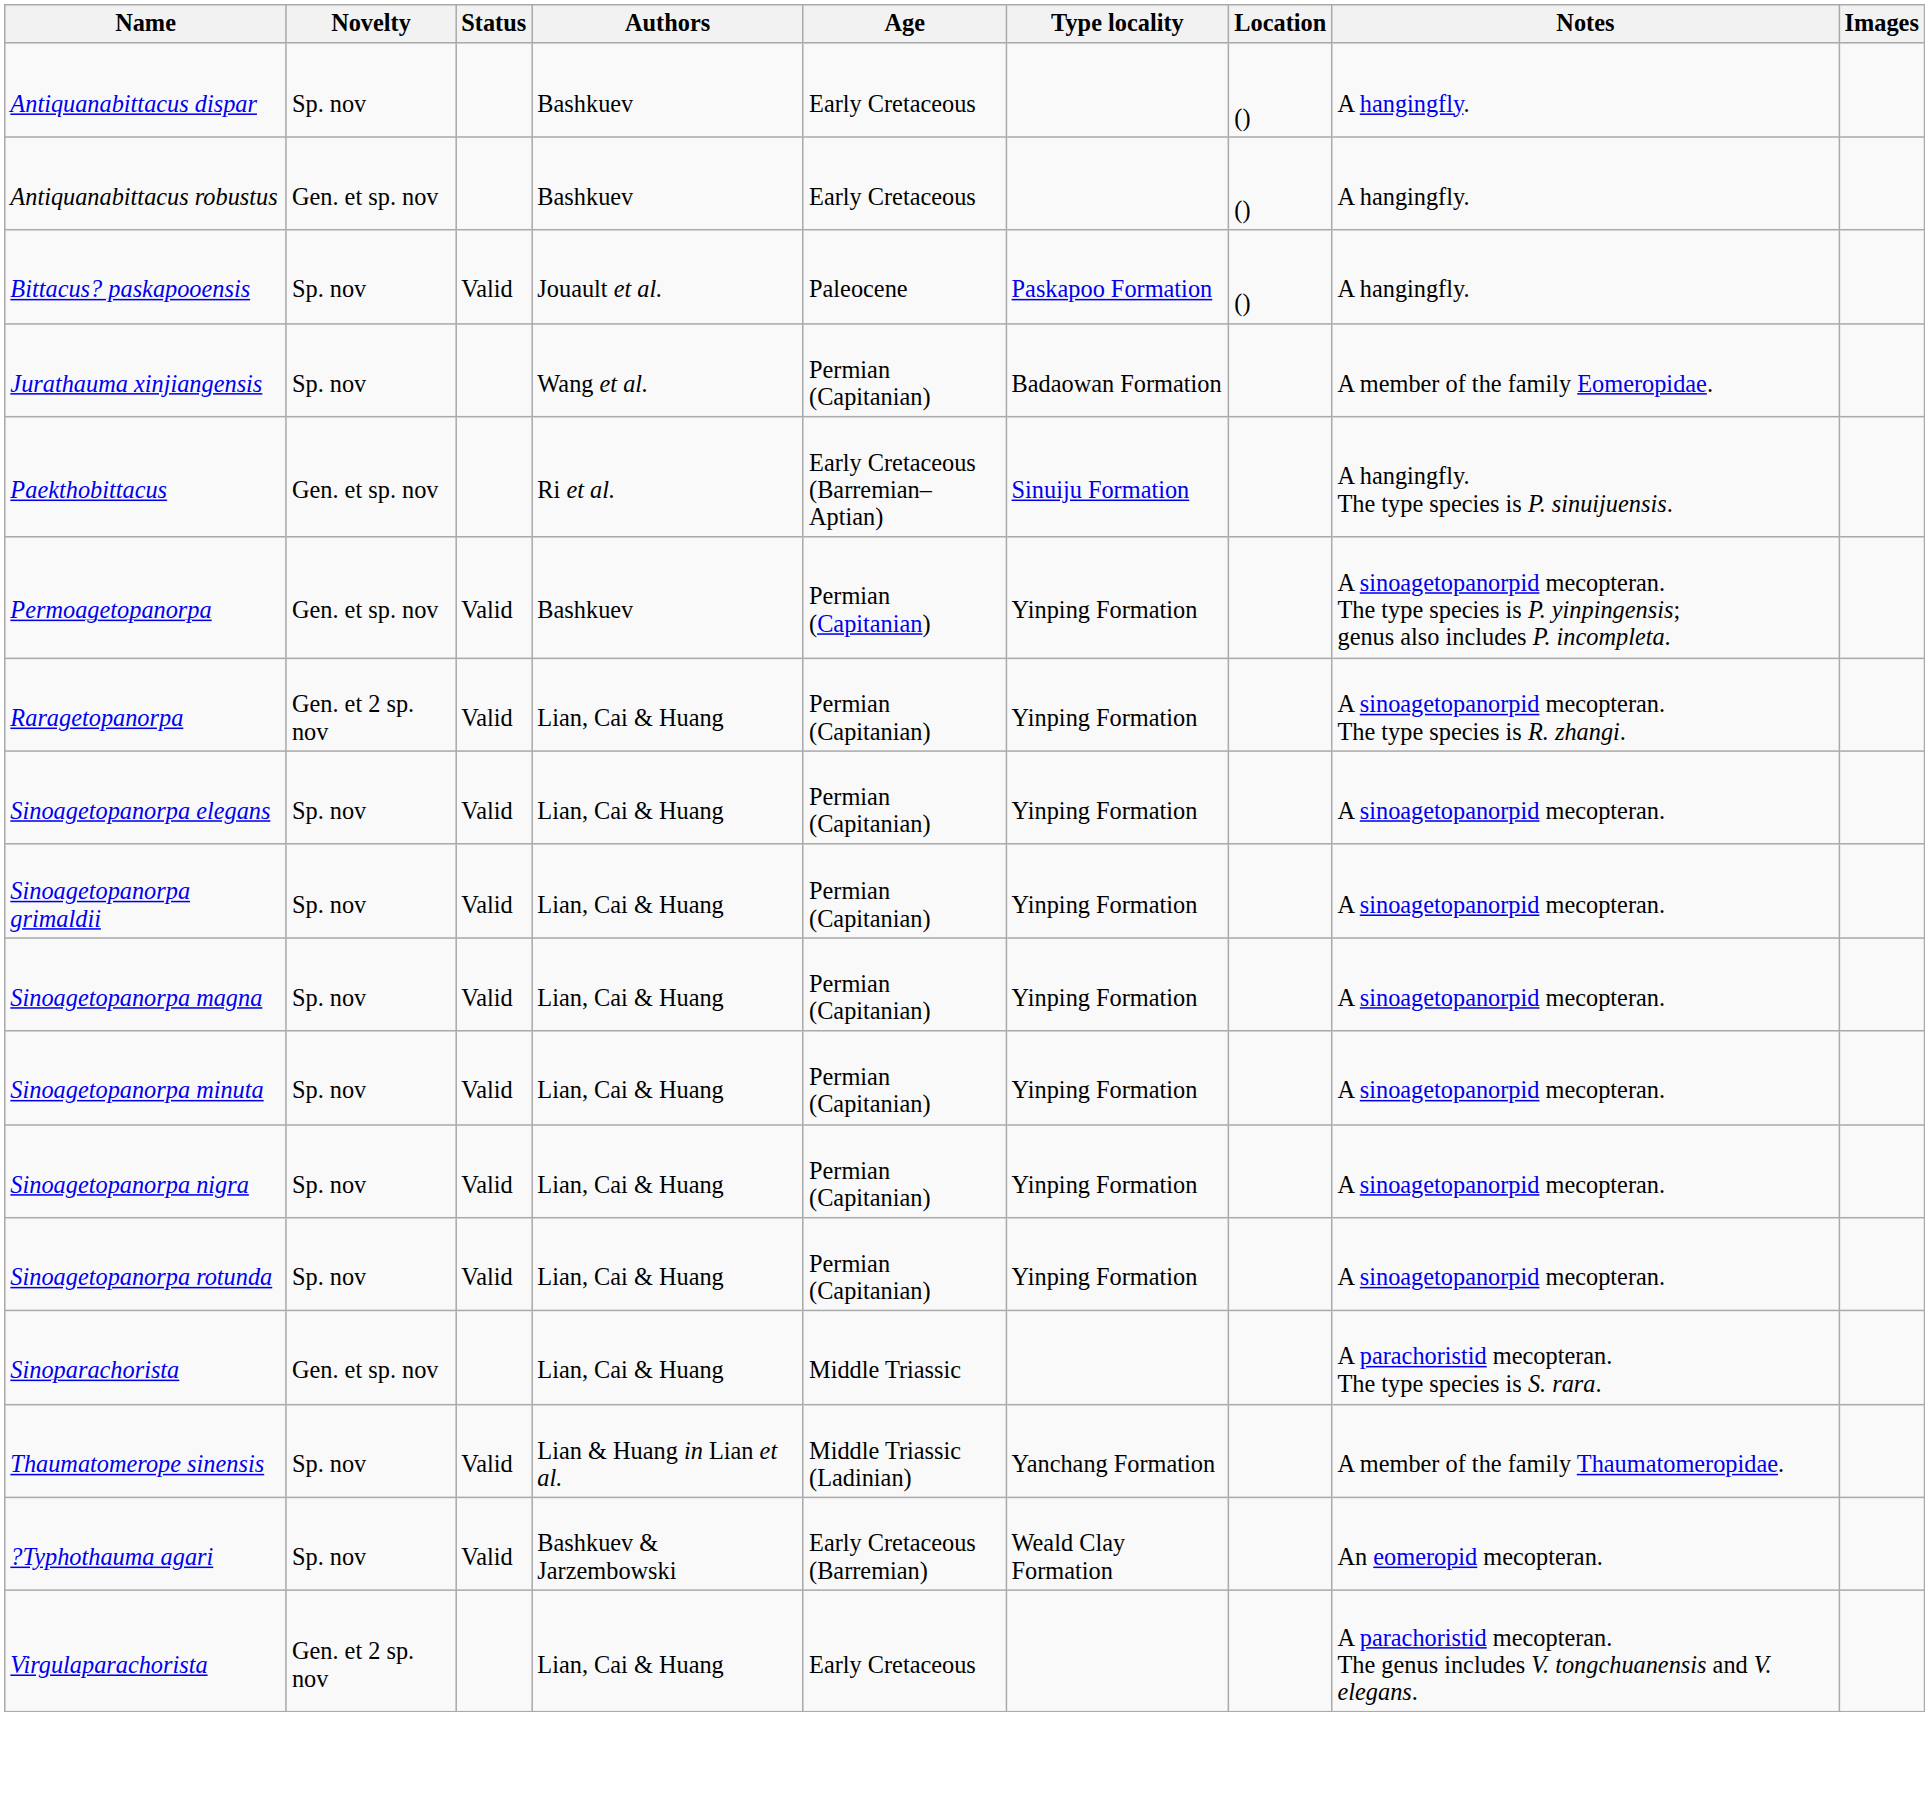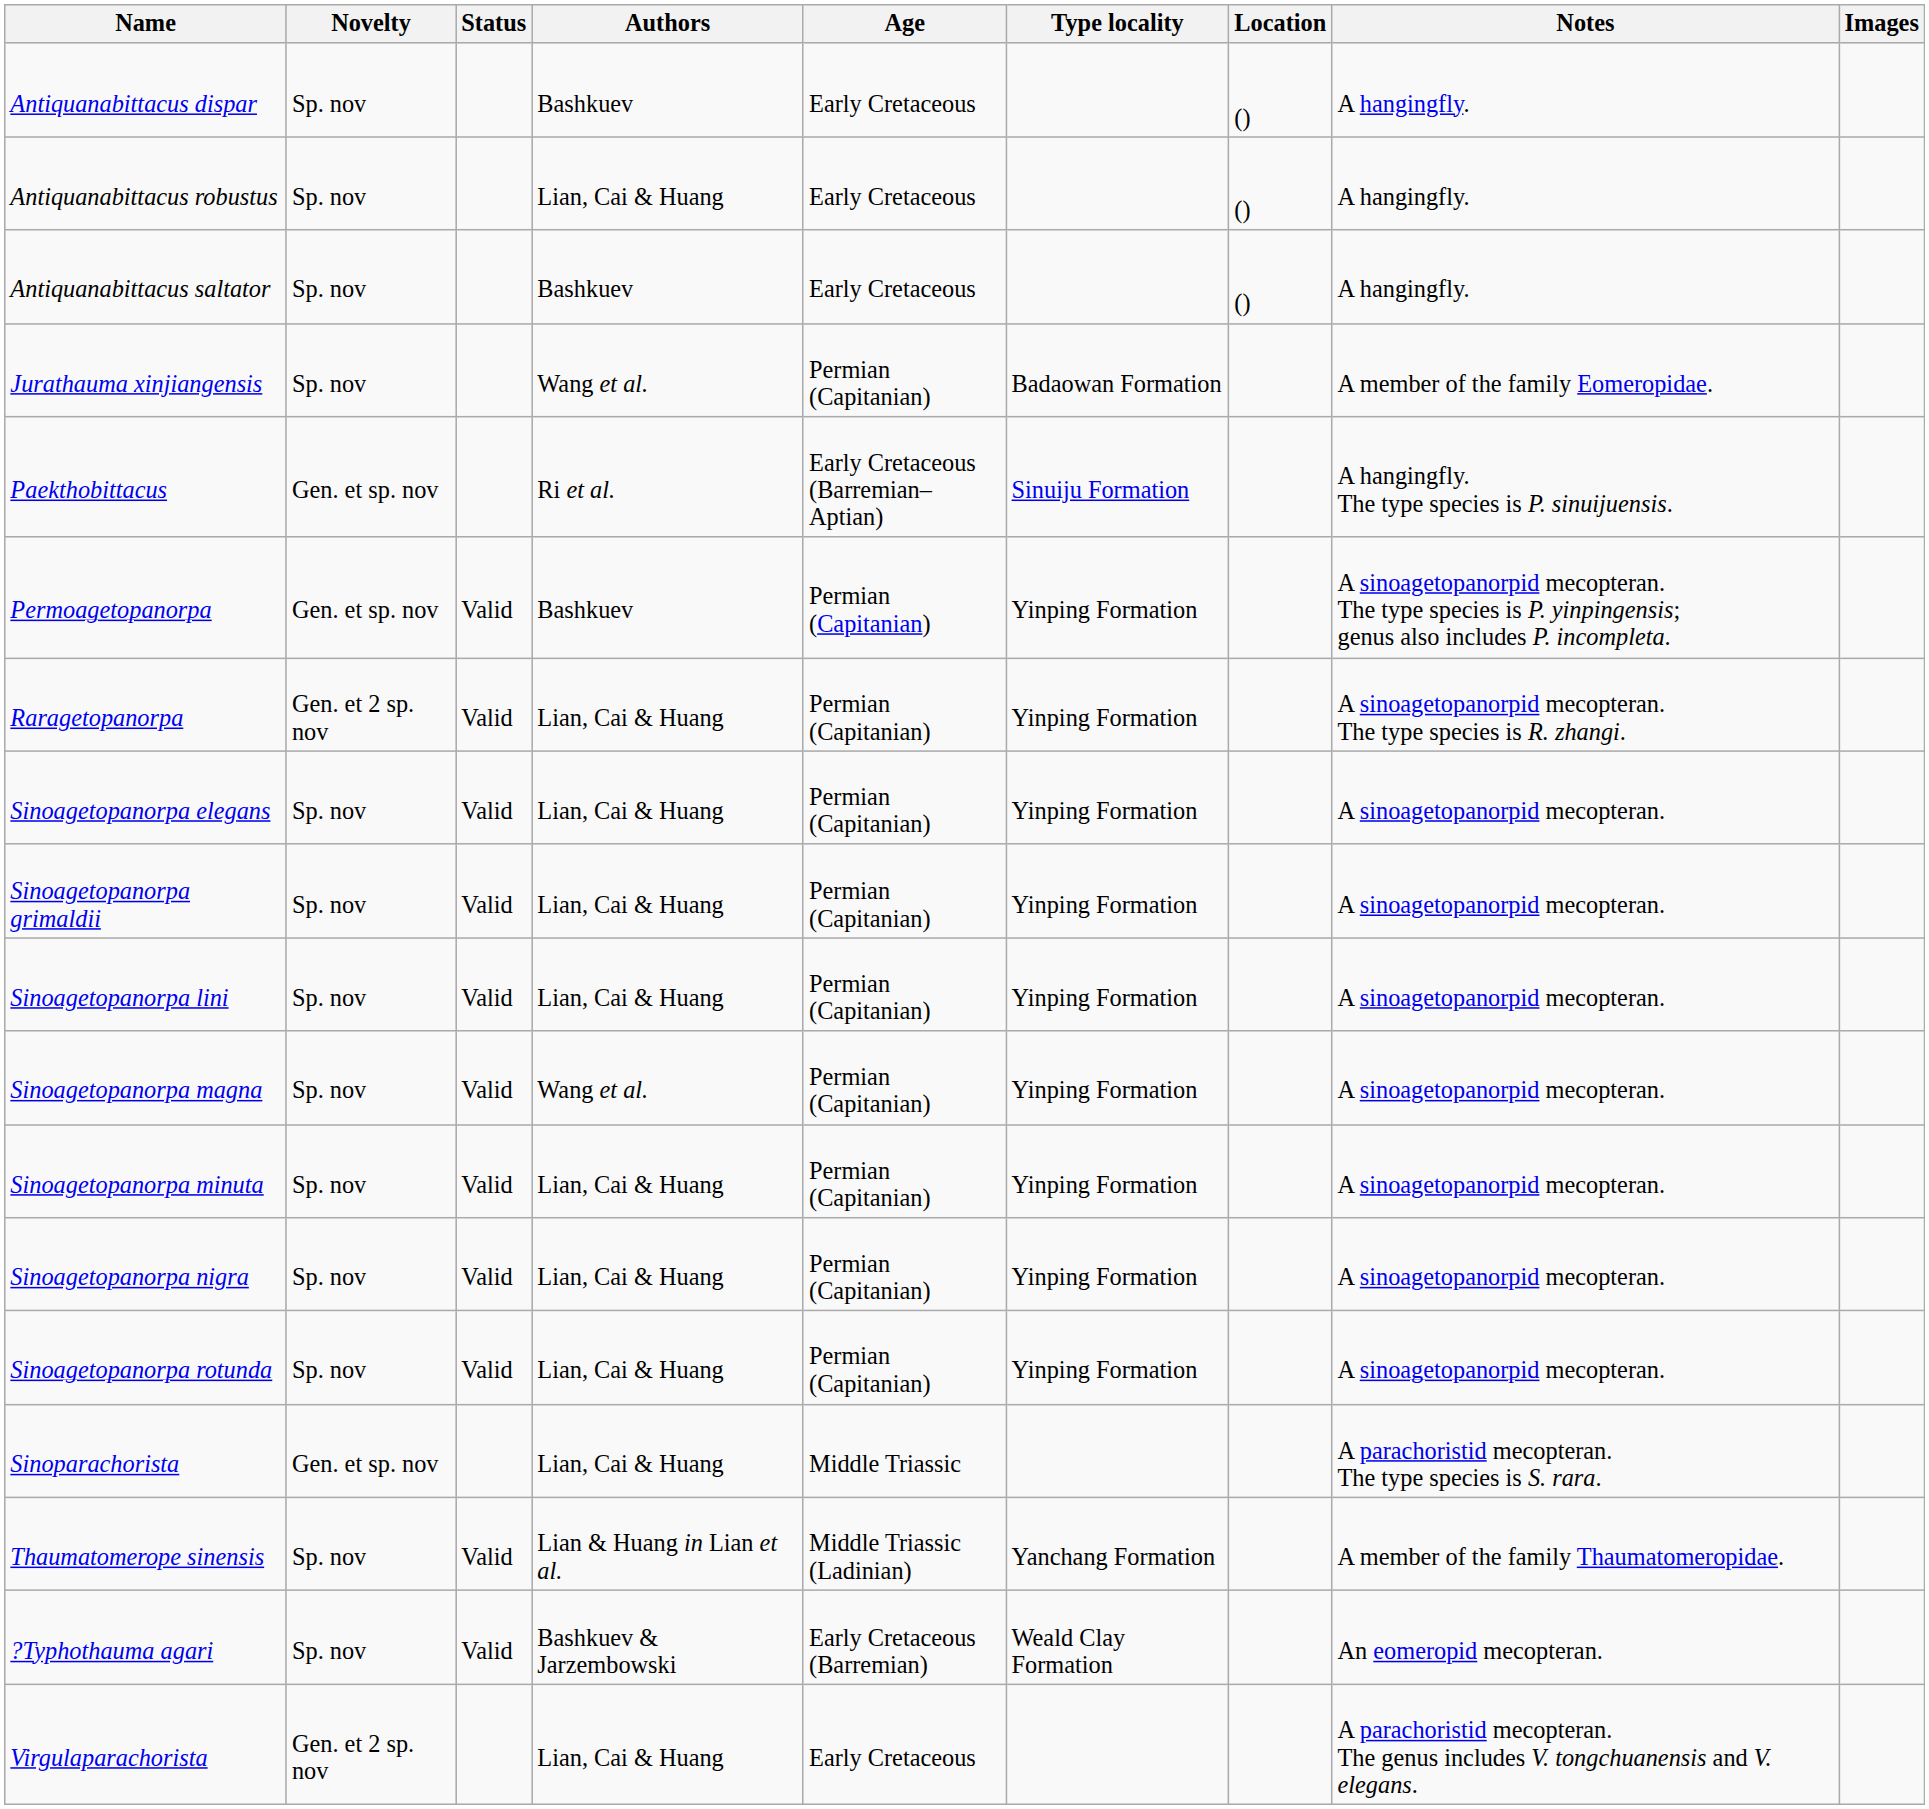(365, 196) Gen. et sp. nov -> (329, 196) Sp. nov
(585, 196) Bashkuev -> (631, 196) Lian, Cai & Huang
+ row: (140, 289)
- row: (130, 289)
+ row: (119, 997)
(631, 997) Lian, Cai & Huang -> (593, 1091) Wang et al.
